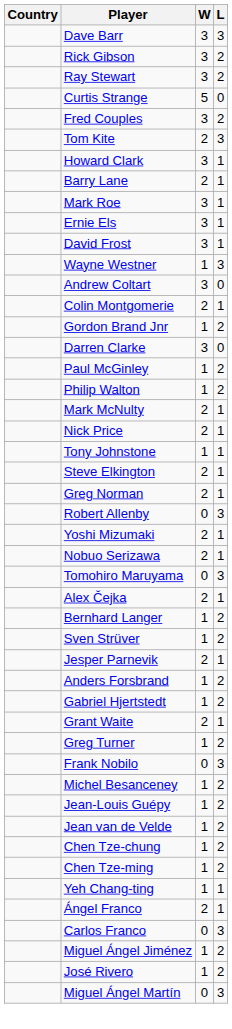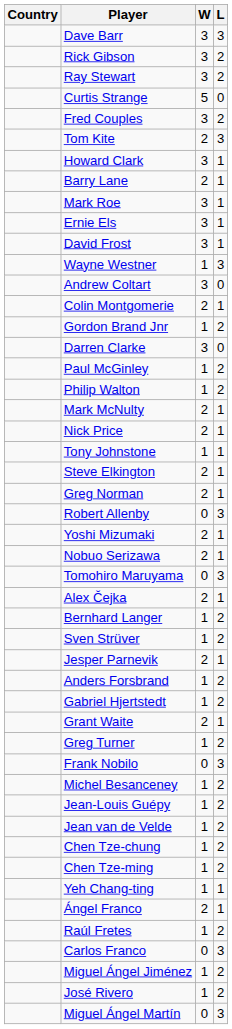+ row: (98, 930)
